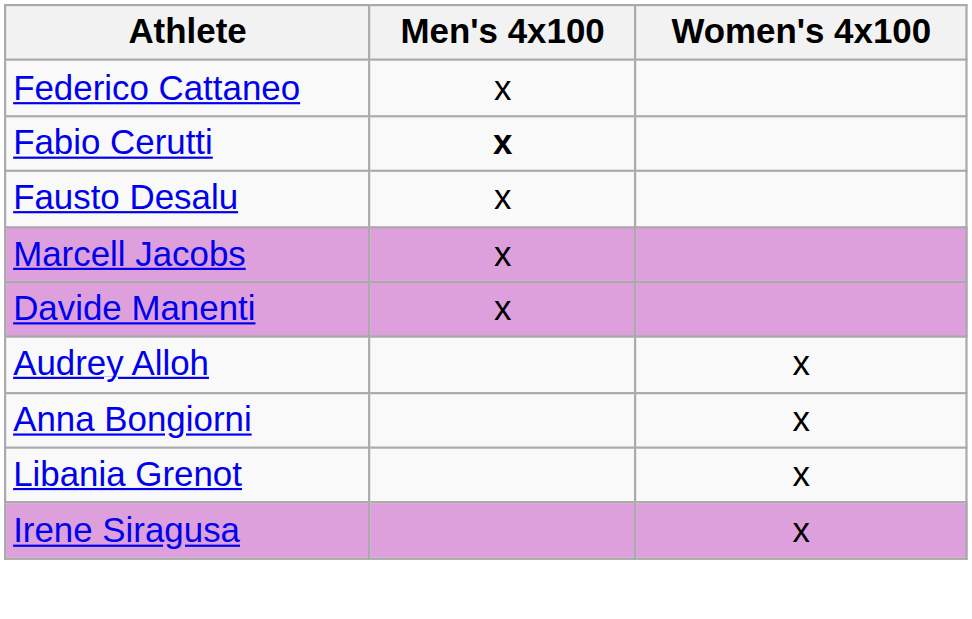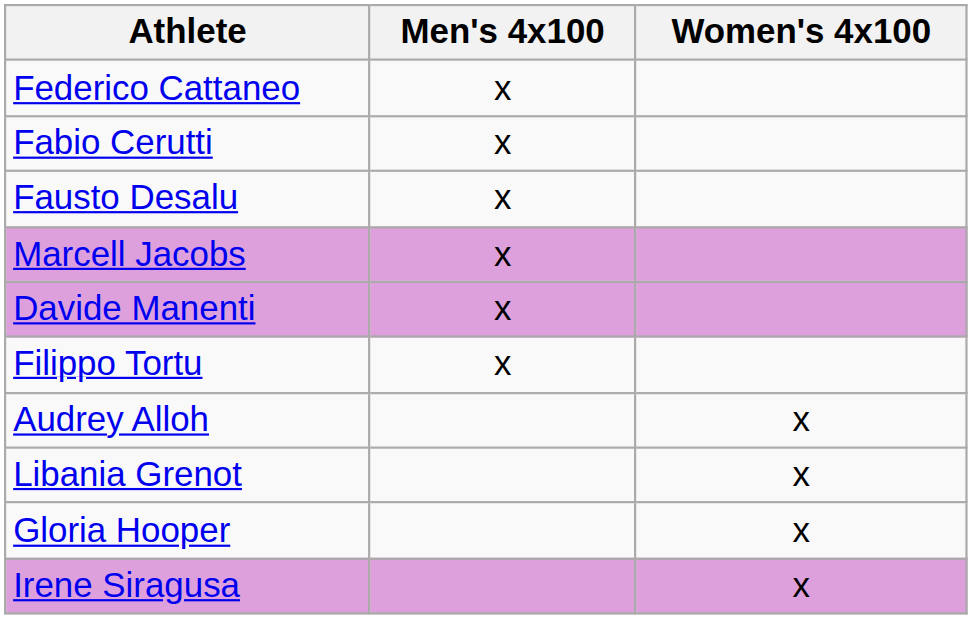(503, 142) bold -> (503, 142) normal
+ row: (108, 364)
- row: (132, 419)
+ row: (122, 530)
